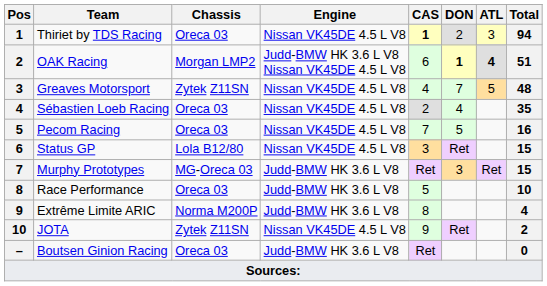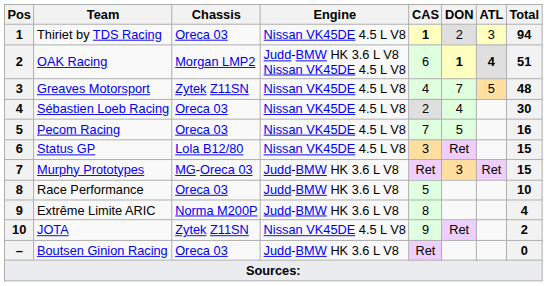(524, 109) 35 -> (524, 109) 30
